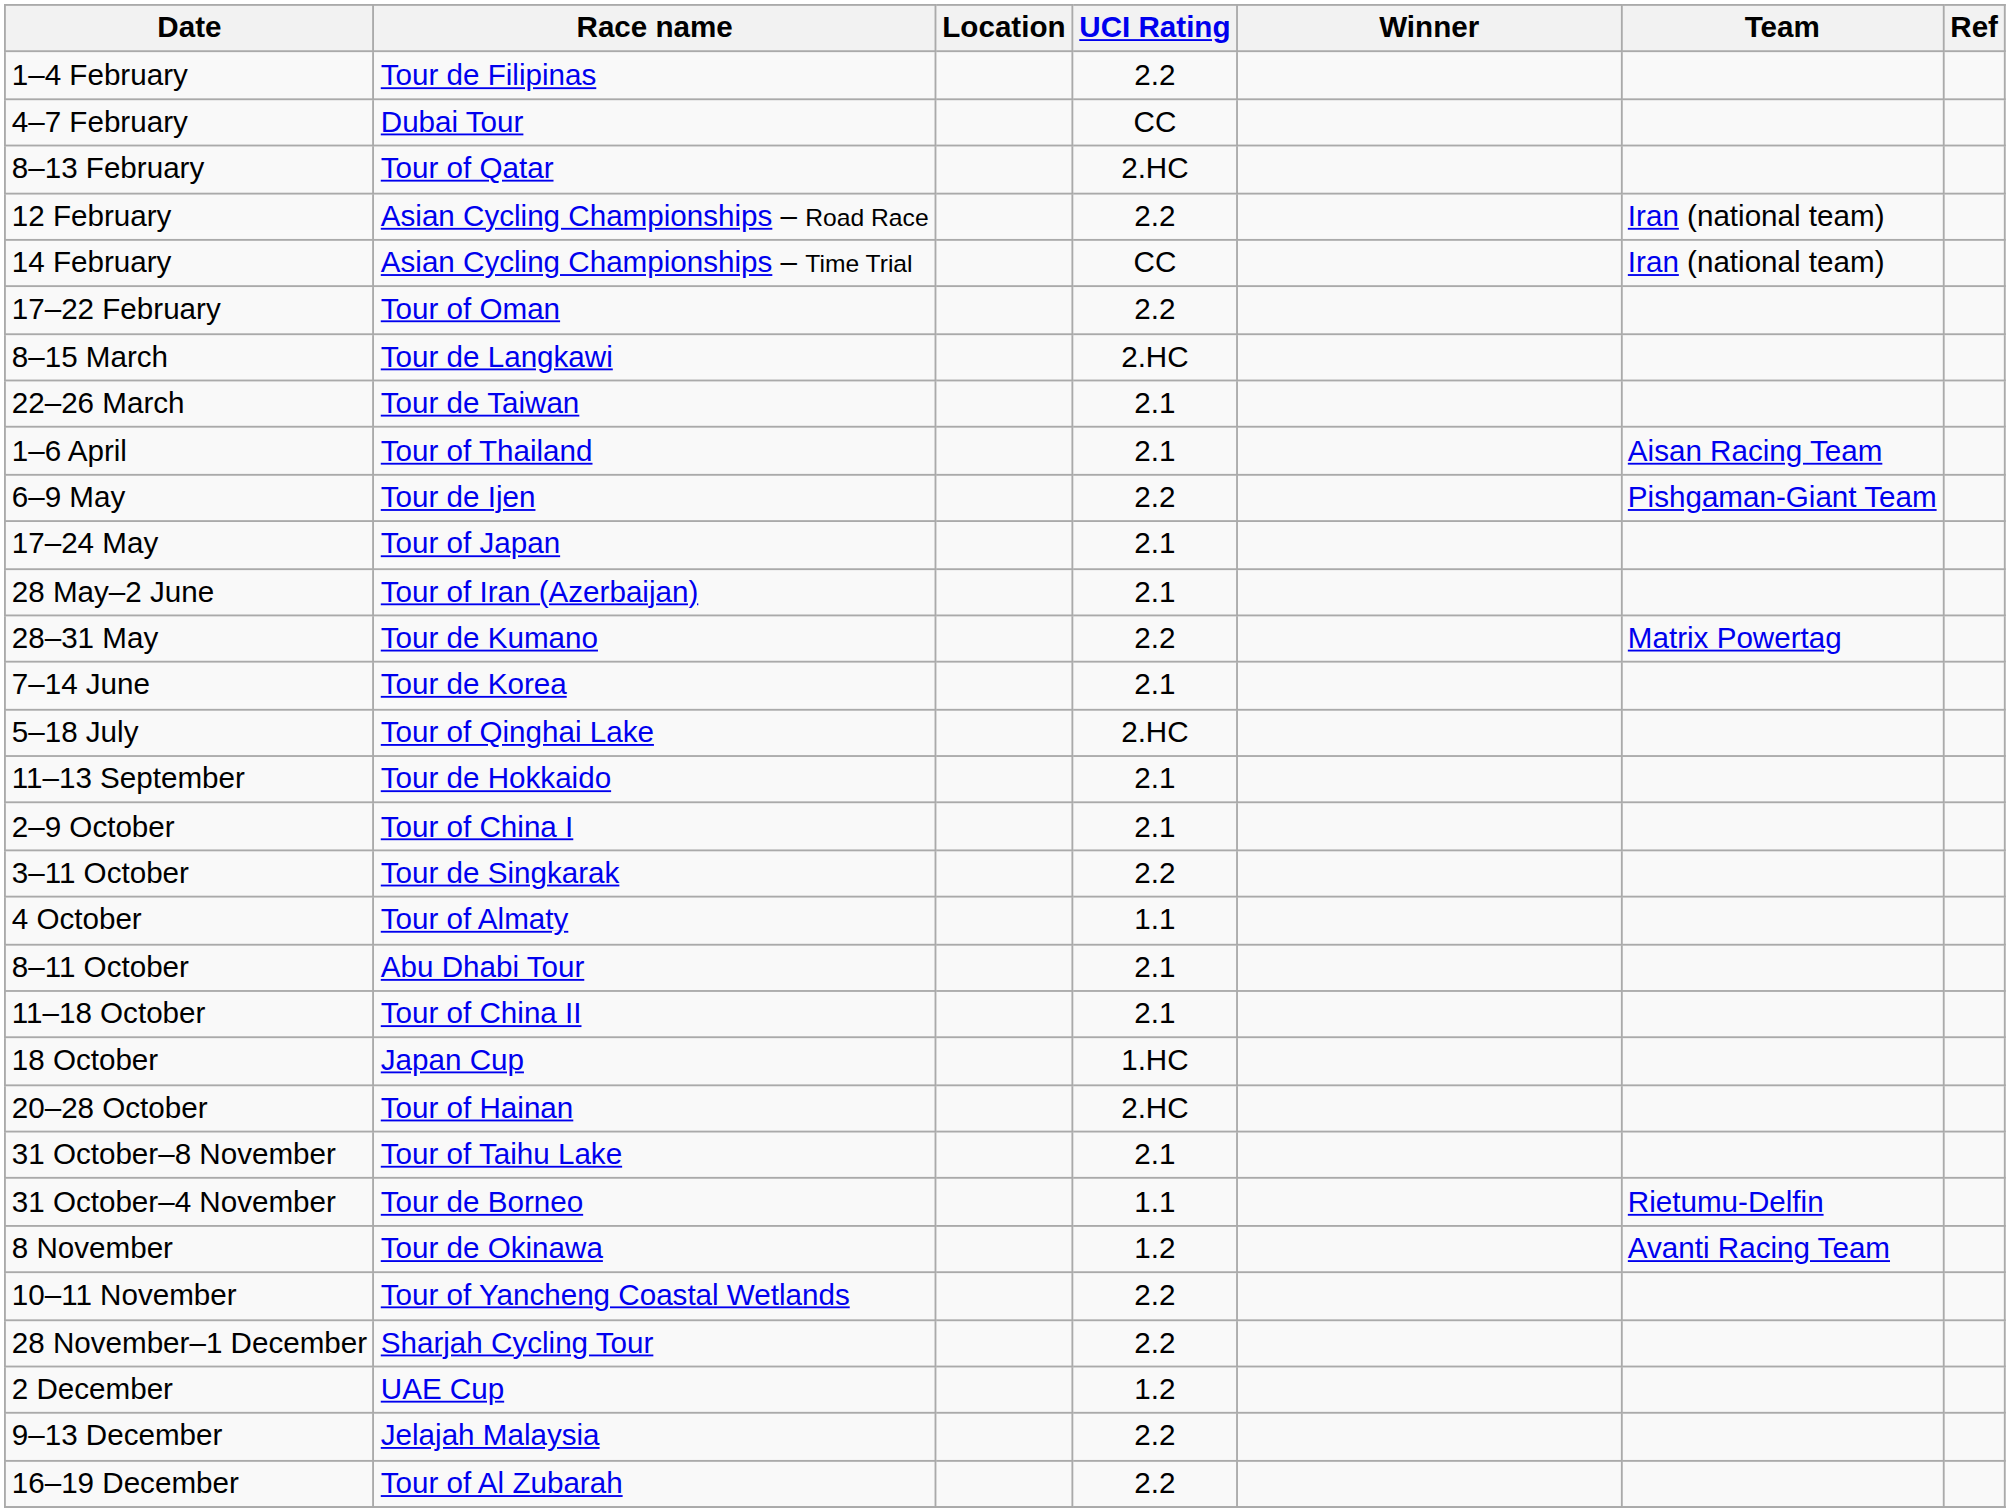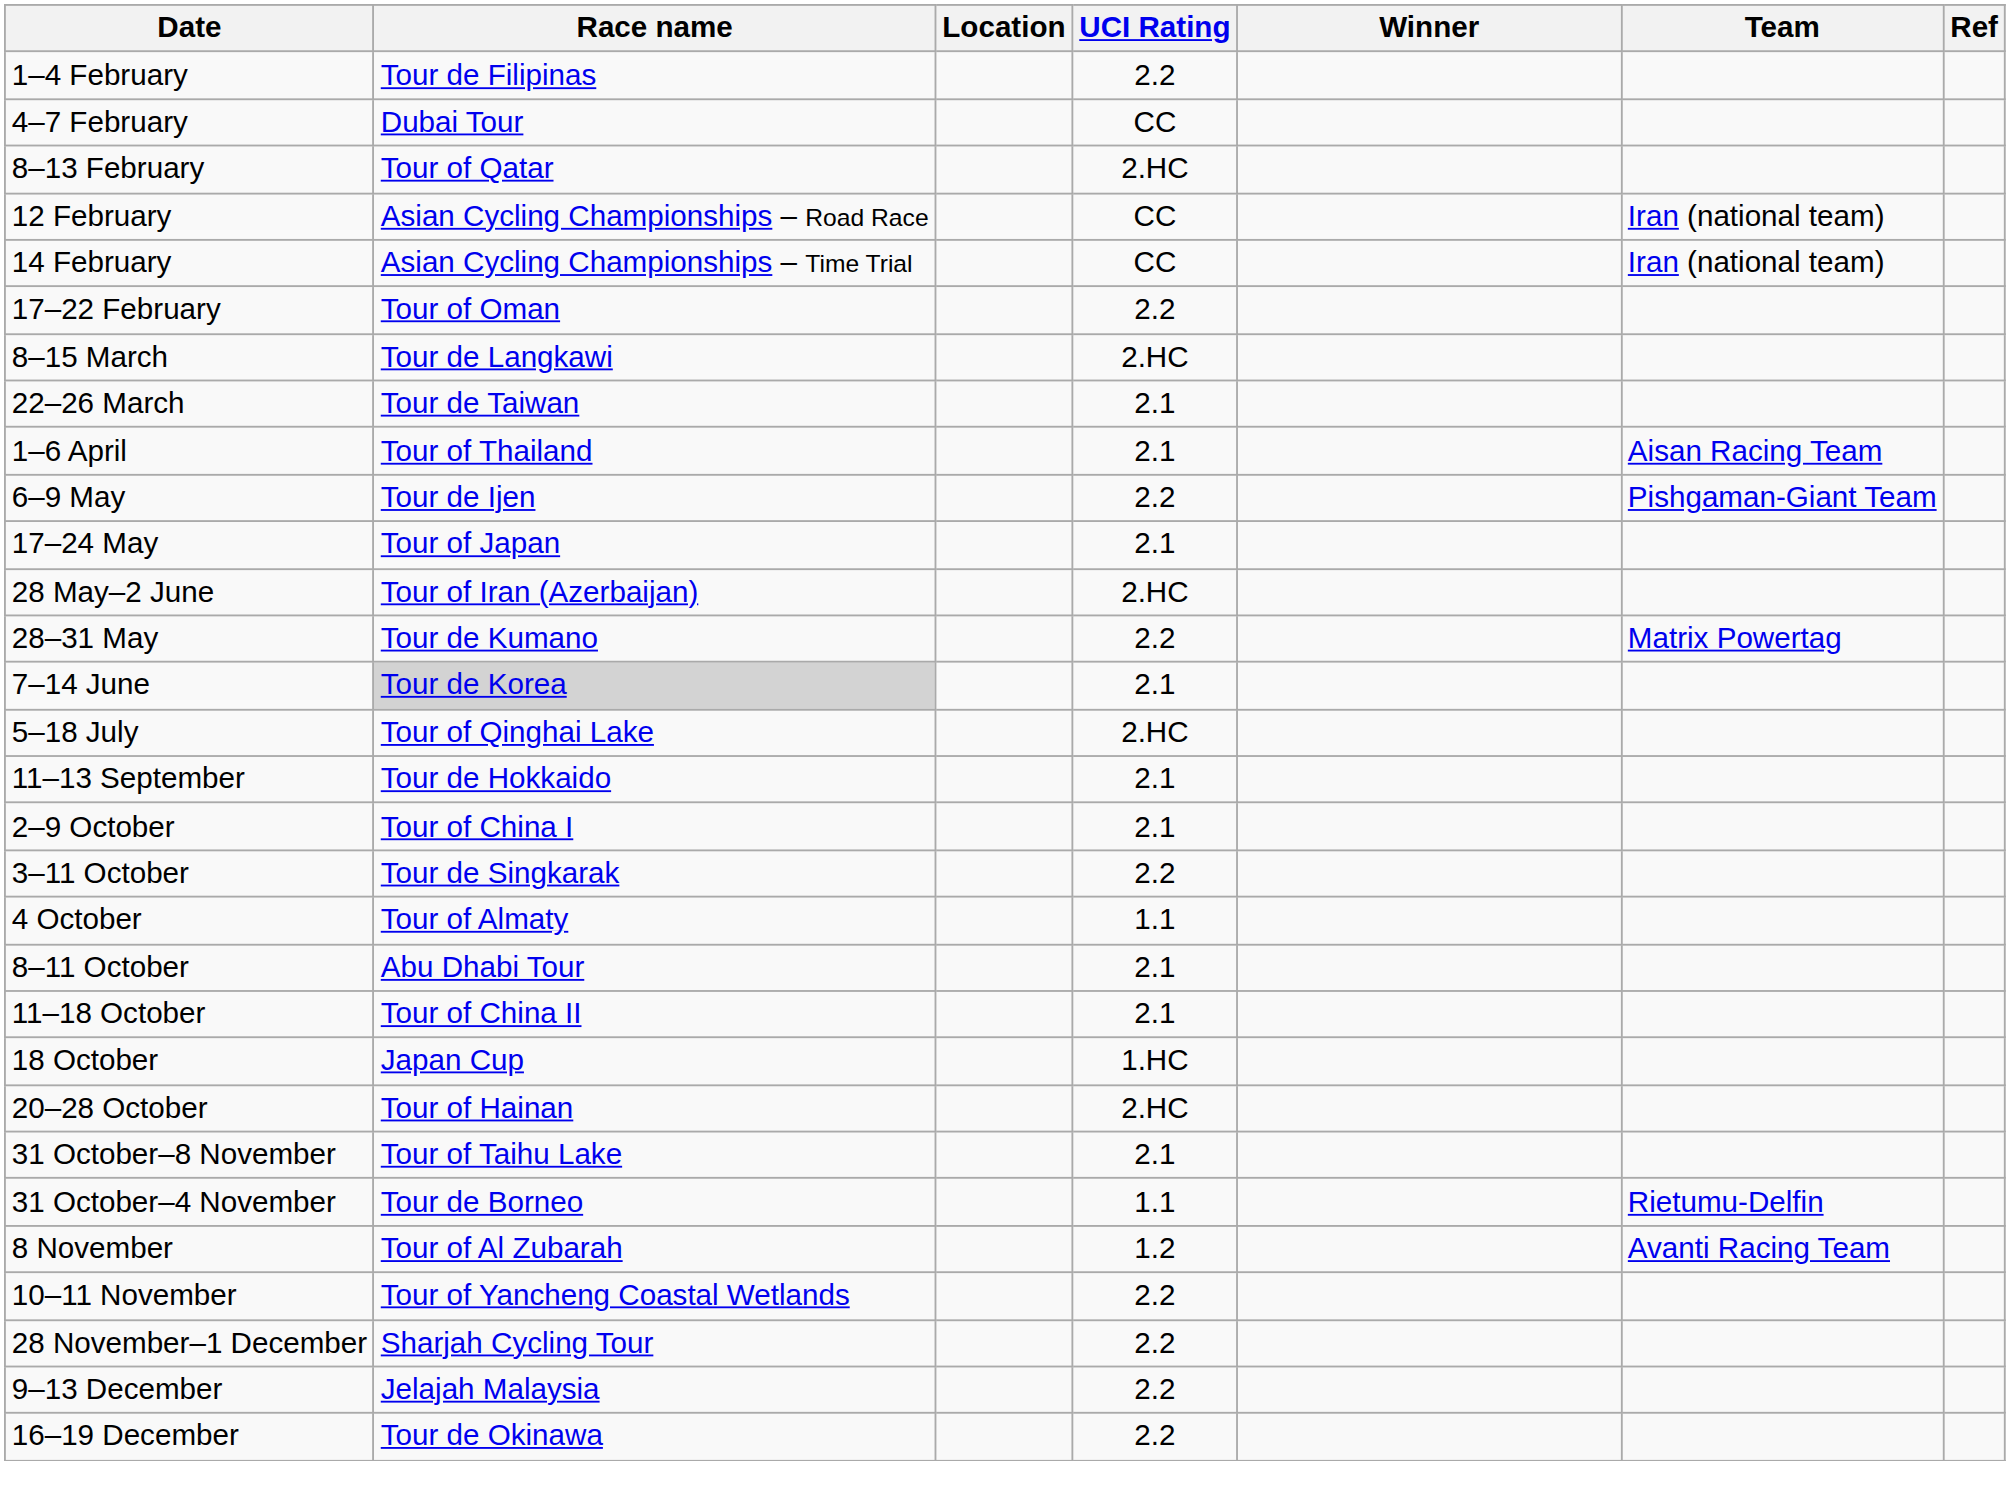(1155, 215) 2.2 -> (1155, 215) CC
(1155, 591) 2.1 -> (1155, 591) 2.HC
(474, 685) no background -> (474, 685) lightgrey background
(492, 1248) Tour de Okinawa -> (502, 1248) Tour of Al Zubarah
- row: (92, 1389)
(502, 1483) Tour of Al Zubarah -> (492, 1436) Tour de Okinawa
